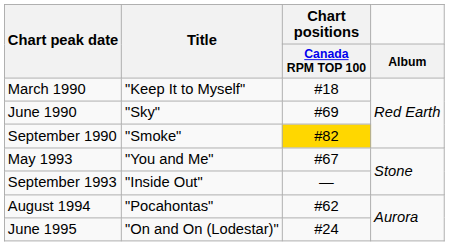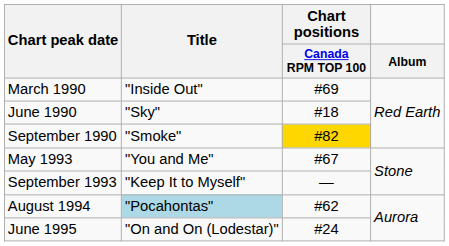(185, 89) "Keep It to Myself" -> (164, 89) "Inside Out"
(326, 89) #18 -> (326, 89) #69
(326, 112) #69 -> (326, 112) #18
(164, 182) "Inside Out" -> (185, 182) "Keep It to Myself"
(169, 206) no background -> (169, 206) lightblue background
